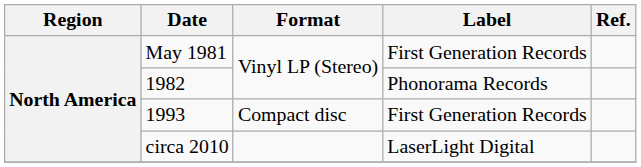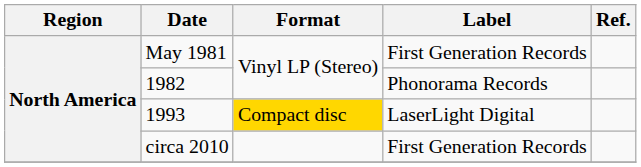(292, 114) no background -> (292, 114) gold background
(487, 114) First Generation Records -> (461, 114) LaserLight Digital
(461, 146) LaserLight Digital -> (487, 146) First Generation Records
